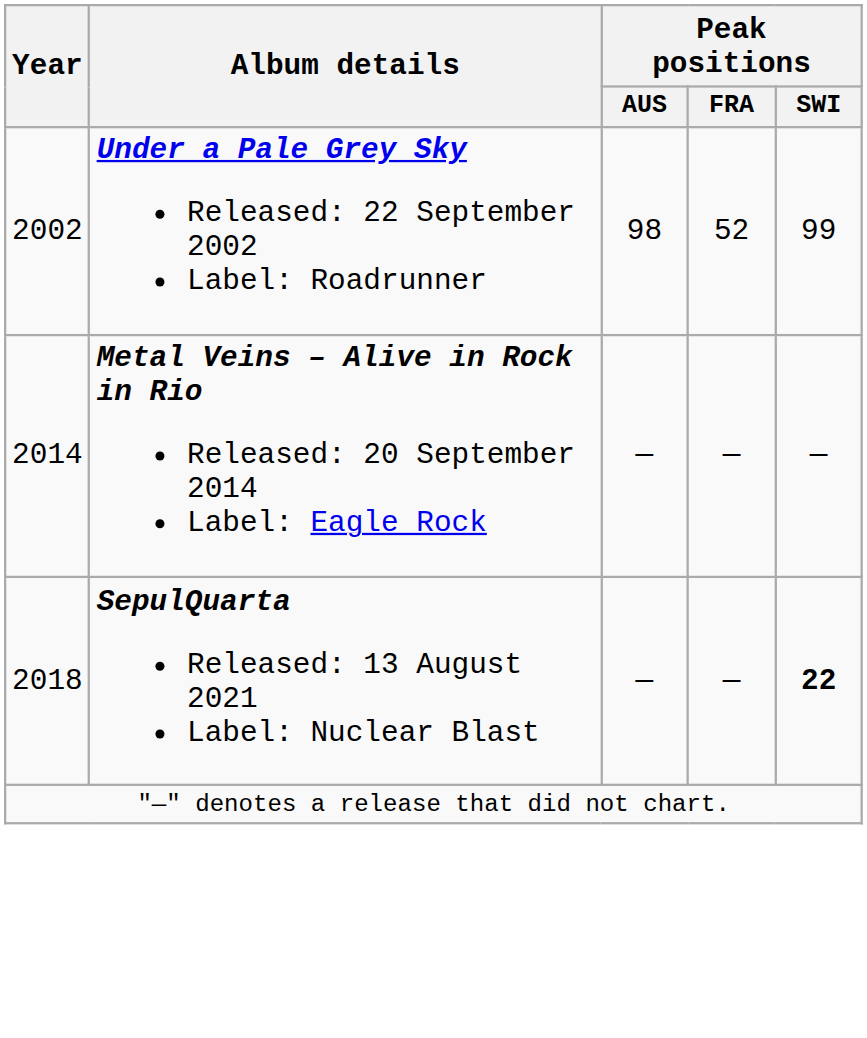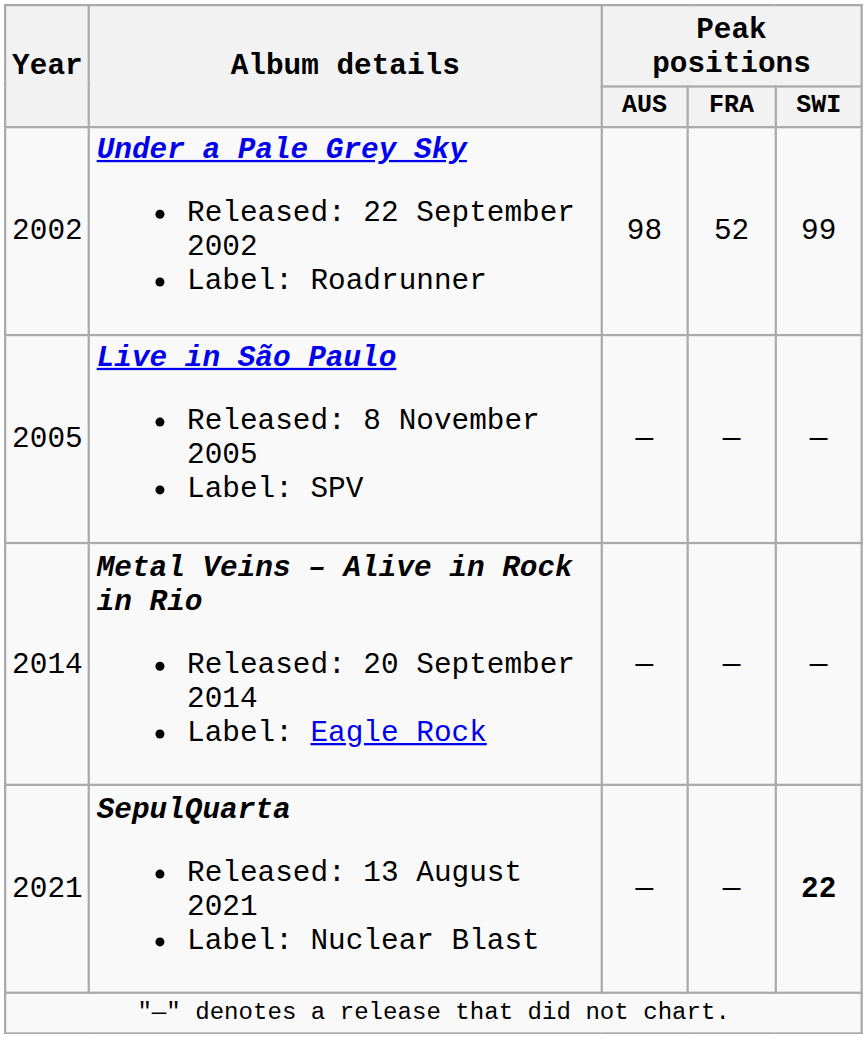+ row: (345, 424)
(47, 681) 2018 -> (47, 889) 2021
